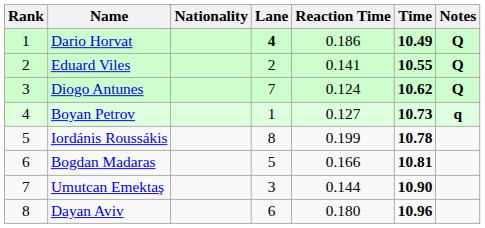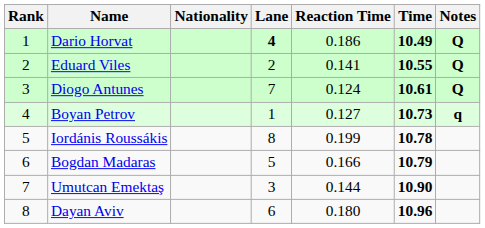(415, 89) 10.62 -> (415, 89) 10.61
(415, 162) 10.81 -> (415, 162) 10.79
